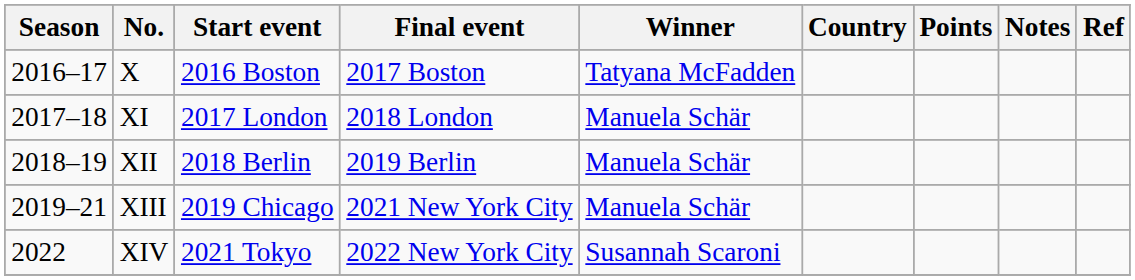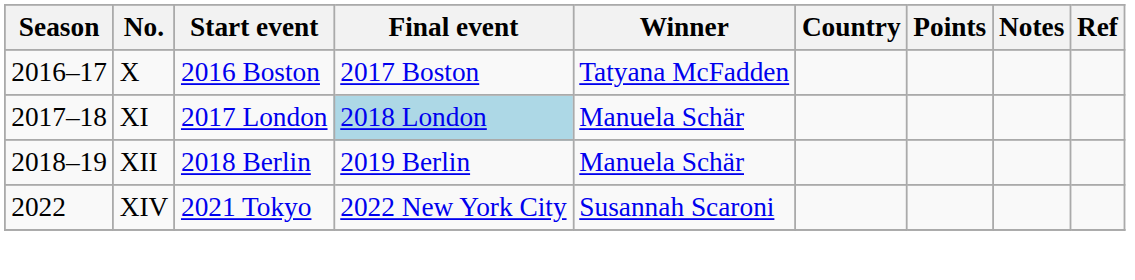(420, 117) no background -> (414, 117) lightblue background
- row: (143, 207)
